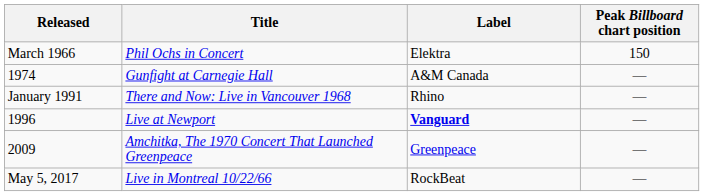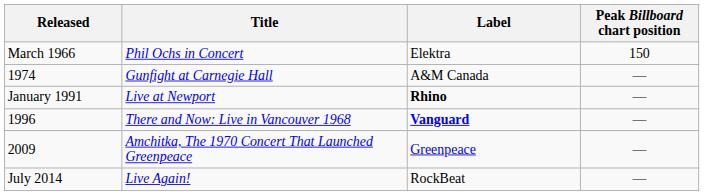(238, 97) There and Now: Live in Vancouver 1968 -> (170, 97) Live at Newport
(427, 97) normal -> (428, 97) bold
(170, 119) Live at Newport -> (238, 119) There and Now: Live in Vancouver 1968
+ row: (35, 179)
- row: (43, 179)
